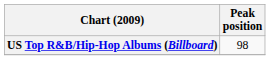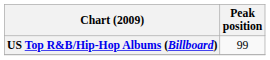(243, 45) 98 -> (243, 45) 99
